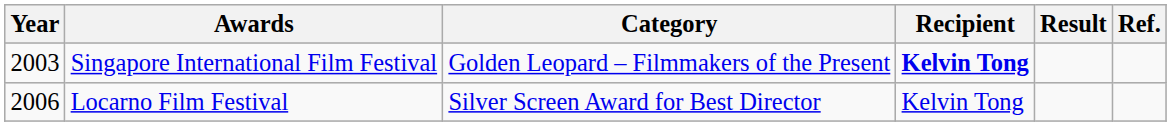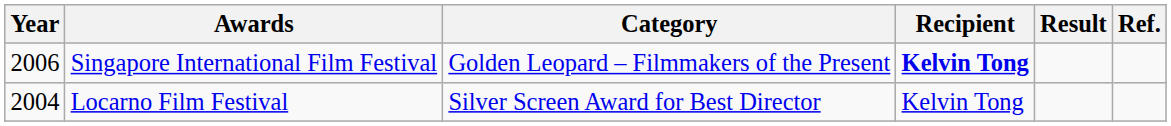(35, 62) 2003 -> (35, 62) 2006
(35, 101) 2006 -> (35, 101) 2004
